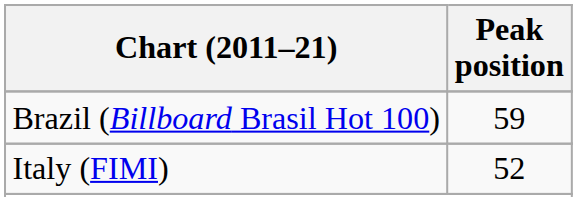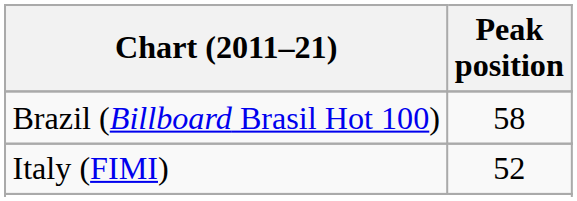(509, 117) 59 -> (509, 117) 58
